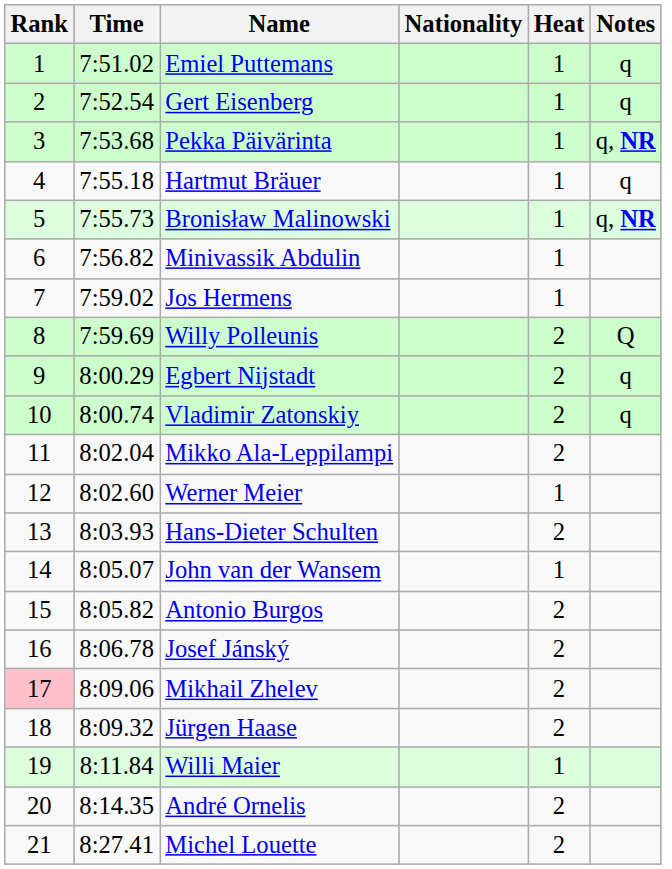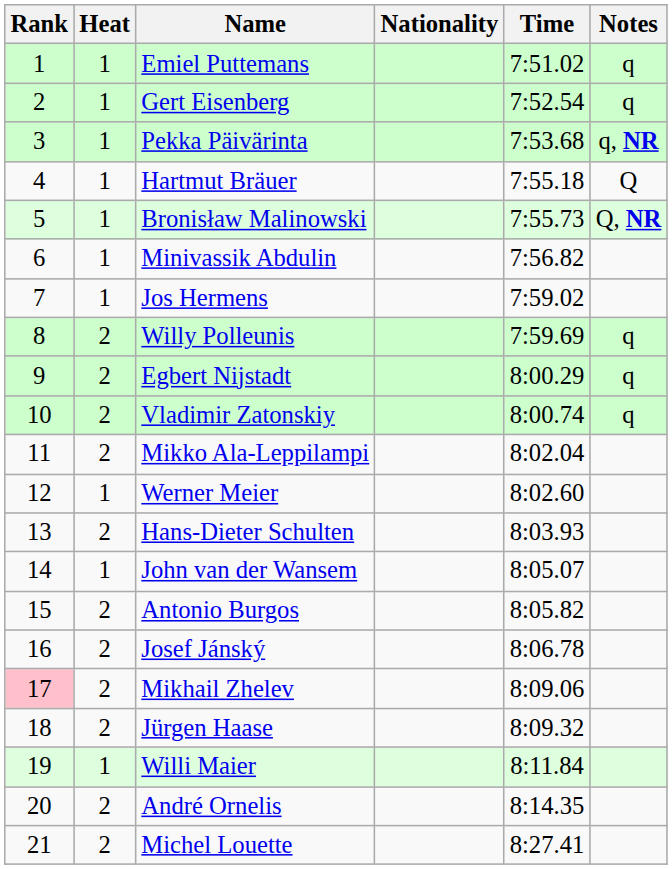columns swapped: (559, 24) <-> (117, 24)
(626, 180) q -> (628, 180) Q
(626, 219) q, NR -> (629, 219) Q, NR
(626, 336) Q -> (628, 336) q
